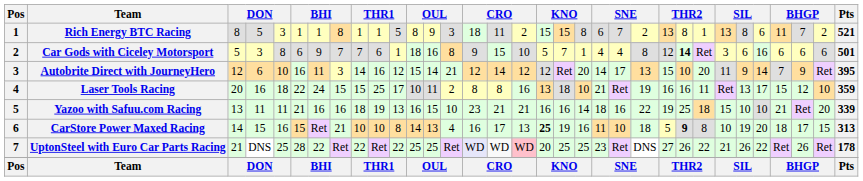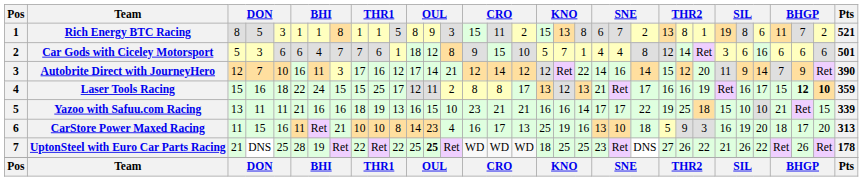(475, 32) 18 -> (475, 32) 15
(564, 32) 15 -> (564, 32) 13
(726, 32) 13 -> (726, 32) 19
(283, 51) 8 -> (283, 51) 6
(319, 51) 9 -> (319, 51) 4
(432, 51) 16 -> (432, 51) 12
(685, 51) bold -> (685, 51) normal
(260, 70) 6 -> (260, 70) 7
(360, 70) 14 -> (360, 70) 17
(415, 70) 15 -> (415, 70) 17
(584, 70) 20 -> (584, 70) 22
(620, 70) 17 -> (620, 70) 16
(645, 70) 13 -> (645, 70) 14
(685, 70) 10 -> (685, 70) 12
(846, 70) 395 -> (846, 70) 390
(237, 89) 20 -> (237, 89) 15
(415, 89) 10 -> (415, 89) 12
(524, 89) 16 -> (524, 89) 17
(564, 89) 18 -> (564, 89) 12
(584, 89) 10 -> (584, 89) 13
(645, 89) 19 -> (645, 89) 17
(704, 89) 11 -> (704, 89) 19
(745, 89) 13 -> (745, 89) 16
(803, 89) normal -> (803, 89) bold
(824, 89) normal -> (824, 89) bold
(601, 108) 18 -> (601, 108) 17
(620, 108) 16 -> (620, 108) 17
(824, 108) 20 -> (824, 108) 15
(237, 128) 14 -> (237, 128) 11
(300, 128) 15 -> (300, 128) 11
(432, 128) 13 -> (432, 128) 23
(545, 128) bold -> (545, 128) normal
(601, 128) 11 -> (601, 128) 13
(685, 128) bold -> (685, 128) normal
(704, 128) 8 -> (704, 128) 3
(726, 128) 10 -> (726, 128) 16
(824, 128) 15 -> (824, 128) 20
(319, 147) 22 -> (319, 147) 19
(432, 147) normal -> (432, 147) bold
(475, 147) lavender background -> (475, 147) no background
(524, 147) pink background -> (524, 147) no background
(545, 147) 20 -> (545, 147) 18
